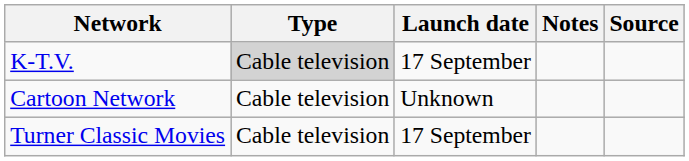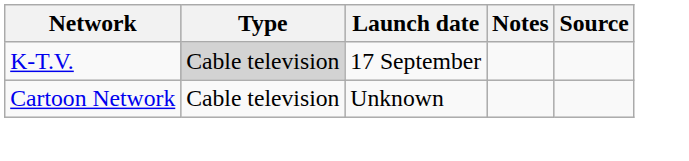- row: (118, 135)
